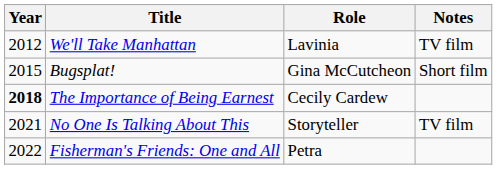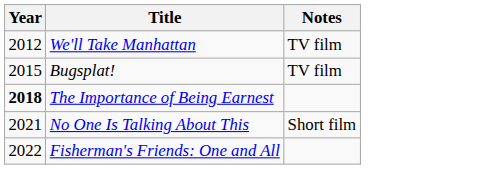- column: (349, 17)
(453, 71) Short film -> (315, 71) TV film
(446, 124) TV film -> (322, 124) Short film
